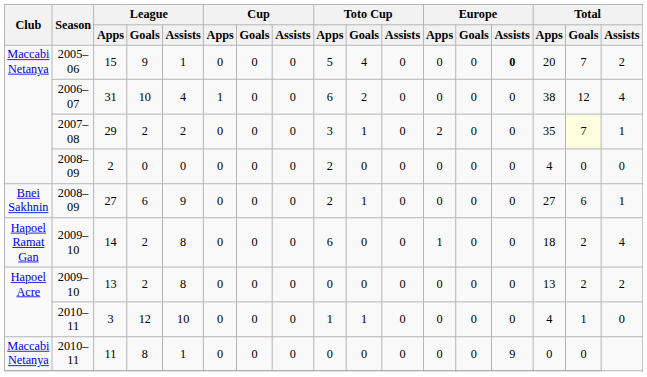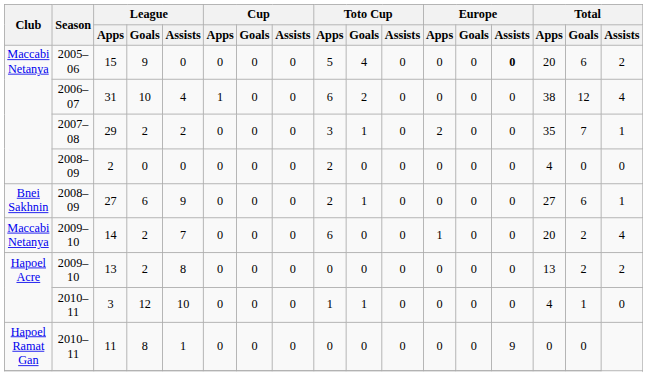(183, 62) 1 -> (183, 62) 0
(584, 62) 7 -> (584, 62) 6
(584, 131) lightyellow background -> (584, 131) no background
(28, 242) Hapoel Ramat Gan -> (28, 235) Maccabi Netanya
(183, 242) 8 -> (183, 235) 7
(549, 242) 18 -> (549, 235) 20
(28, 354) Maccabi Netanya -> (28, 346) Hapoel Ramat Gan
